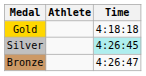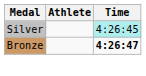- row: (25, 29)
(117, 62) normal -> (117, 46) bold
